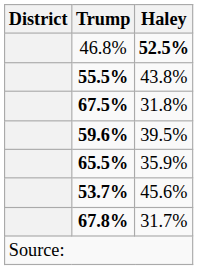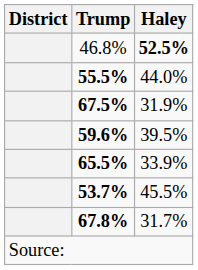(164, 76) 43.8% -> (164, 76) 44.0%
(164, 105) 31.8% -> (164, 105) 31.9%
(164, 163) 35.9% -> (164, 163) 33.9%
(164, 192) 45.6% -> (164, 192) 45.5%
